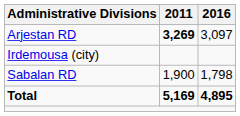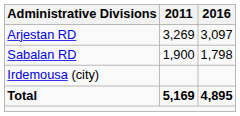(179, 34) bold -> (179, 34) normal
rows swapped: (42, 75) <-> (53, 55)
